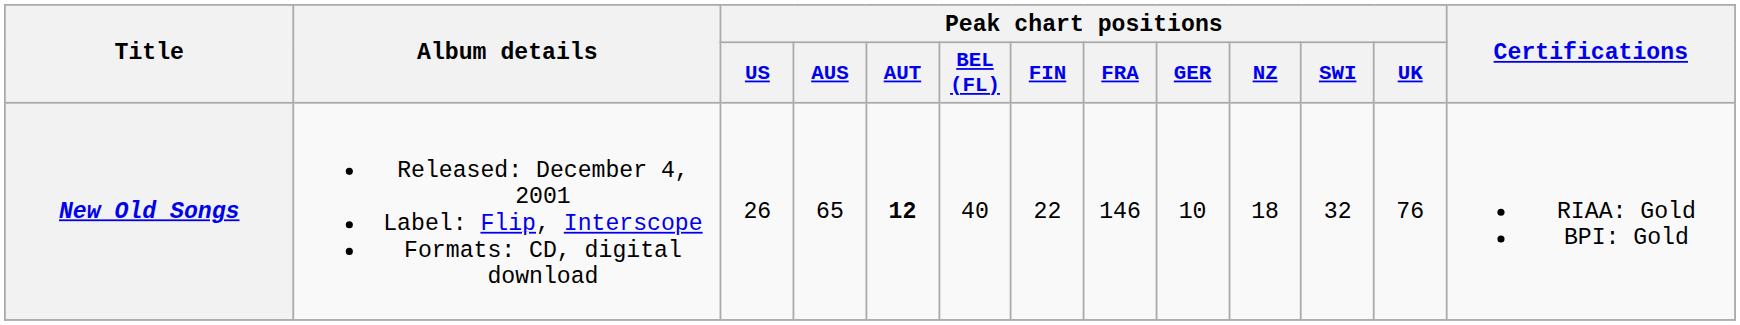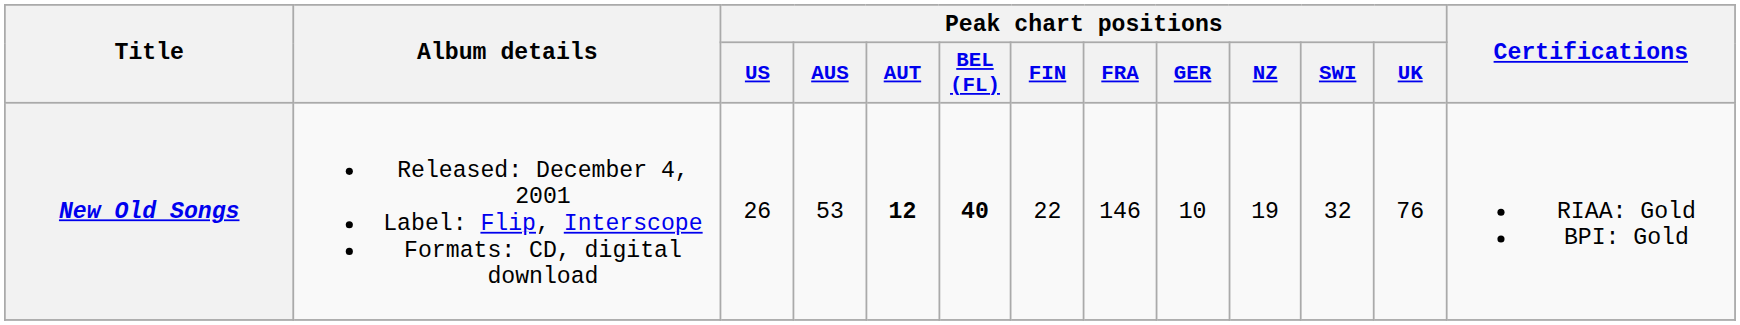(830, 211) 65 -> (830, 211) 53
(975, 211) normal -> (975, 211) bold
(1265, 211) 18 -> (1265, 211) 19
